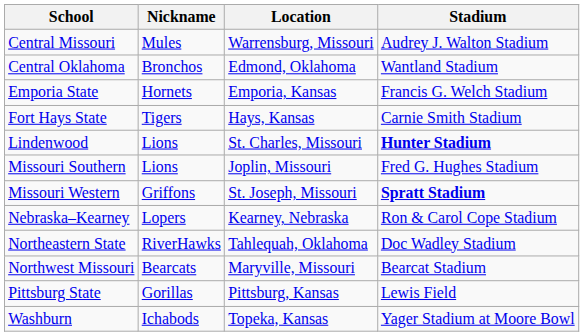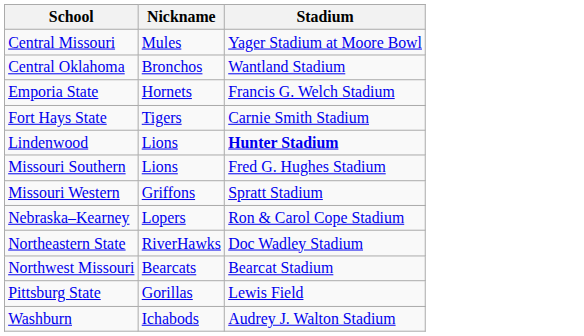- column: (301, 17)
(465, 42) Audrey J. Walton Stadium -> (325, 42) Yager Stadium at Moore Bowl
(433, 192) bold -> (276, 192) normal
(478, 318) Yager Stadium at Moore Bowl -> (312, 318) Audrey J. Walton Stadium
